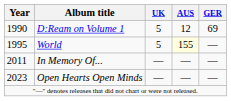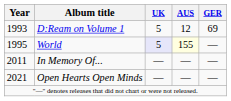(17, 28) 1990 -> (17, 28) 1993
(158, 45) no background -> (158, 45) lavender background
(17, 77) 2023 -> (17, 77) 2021
